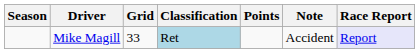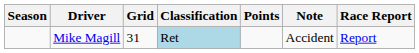(133, 37) 33 -> (133, 37) 31
(358, 37) lavender background -> (358, 37) no background
